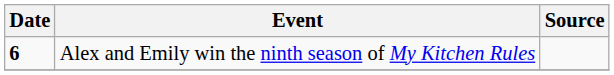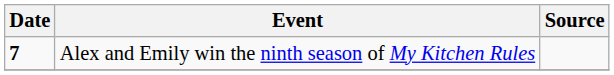(14, 53) 6 -> (14, 53) 7
